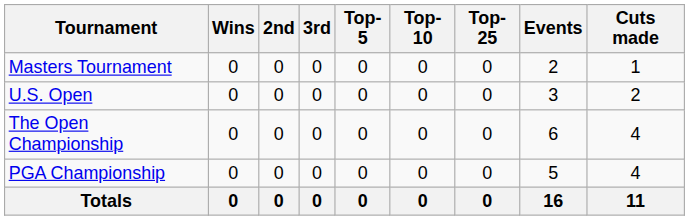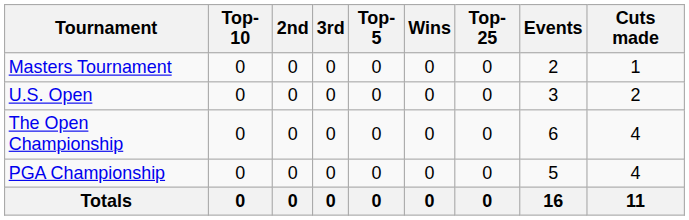columns swapped: (233, 28) <-> (423, 28)
